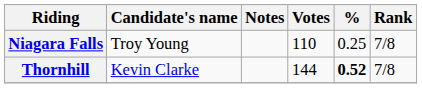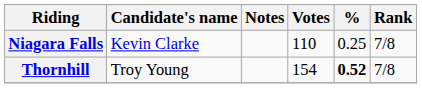(150, 43) Troy Young -> (155, 43) Kevin Clarke
(155, 69) Kevin Clarke -> (150, 69) Troy Young
(304, 69) 144 -> (304, 69) 154
